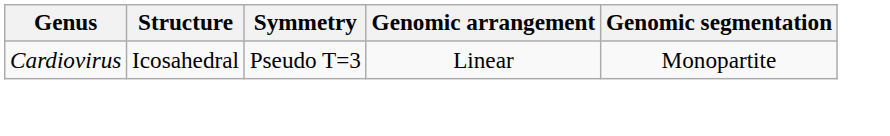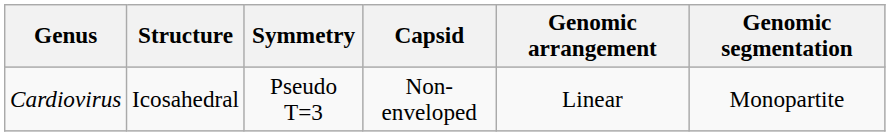+ column: (429, 35)
